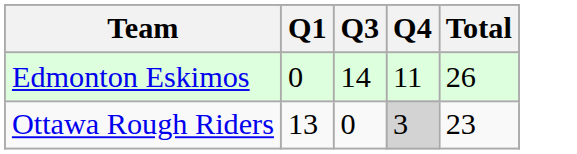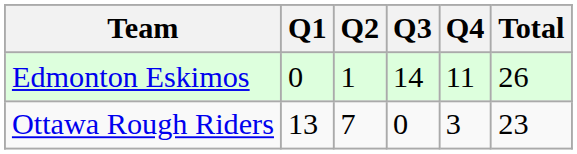+ column: (360, 28)
(401, 124) lightgrey background -> (453, 124) no background
